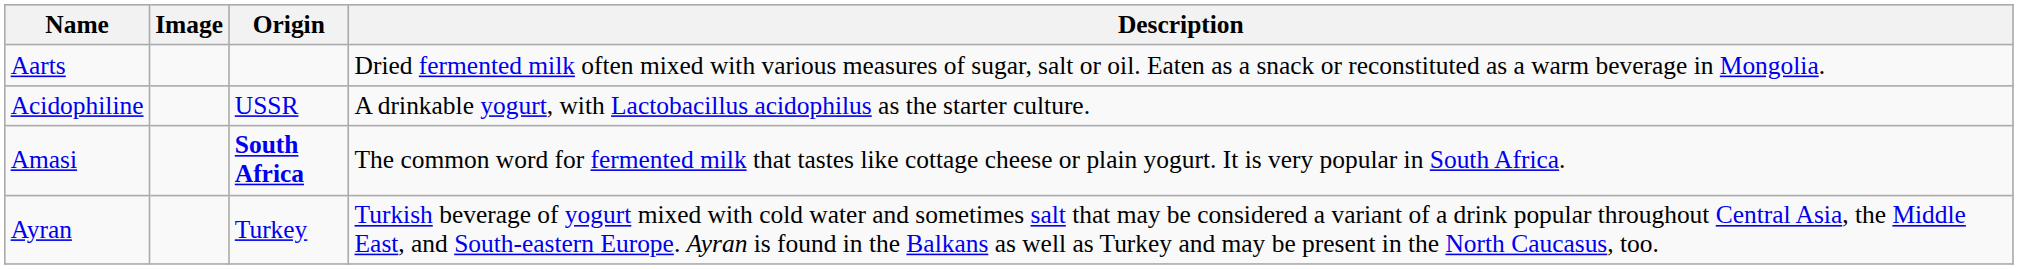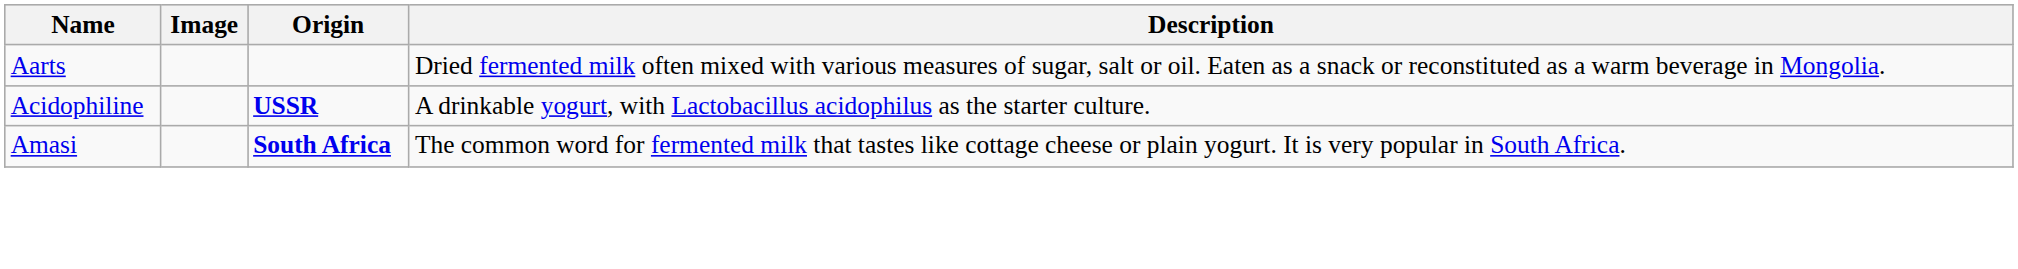(267, 105) normal -> (286, 105) bold
- row: (41, 228)
